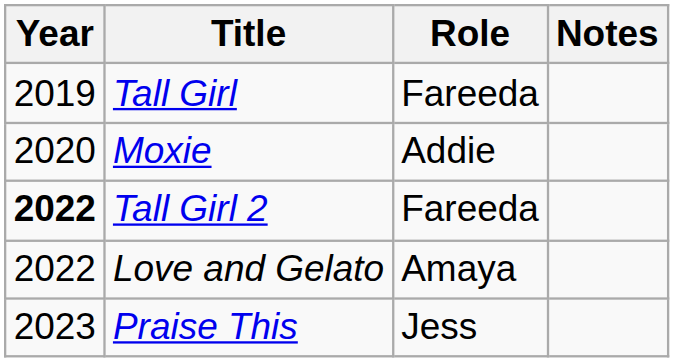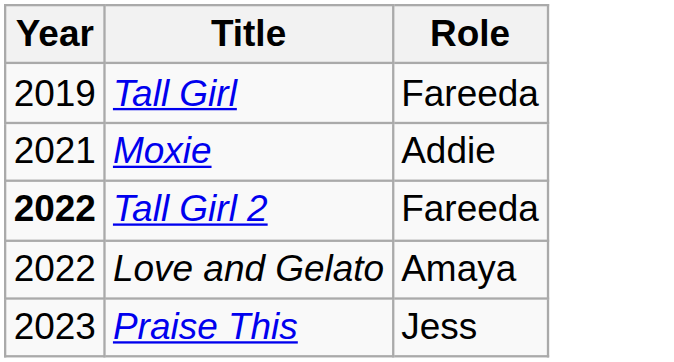- column: (607, 33)
(55, 151) 2020 -> (55, 151) 2021
